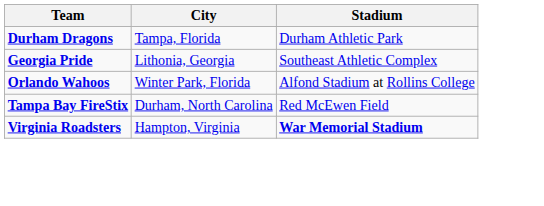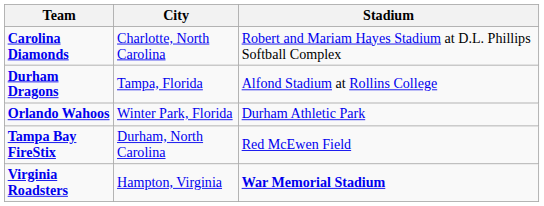+ row: (38, 45)
(341, 37) Durham Athletic Park -> (339, 84) Alfond Stadium at Rollins College
- row: (50, 60)
(377, 82) Alfond Stadium at Rollins College -> (303, 114) Durham Athletic Park
